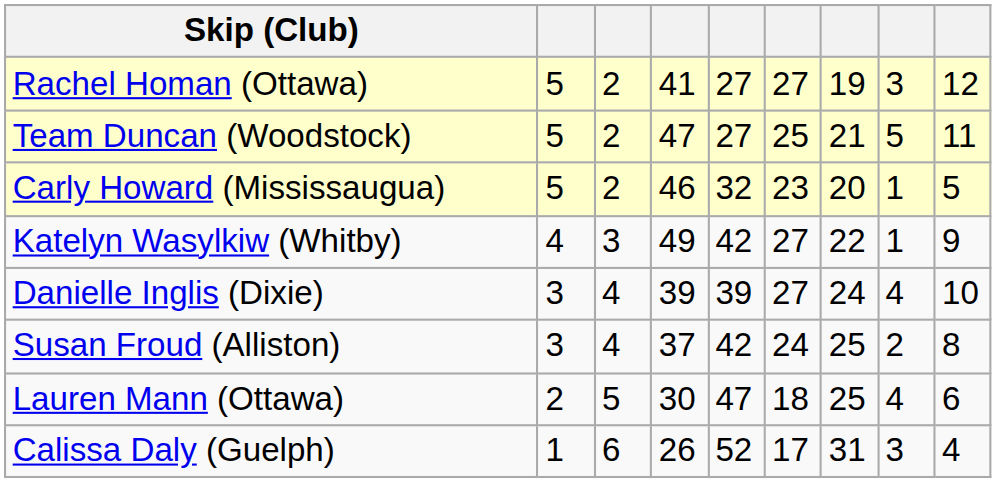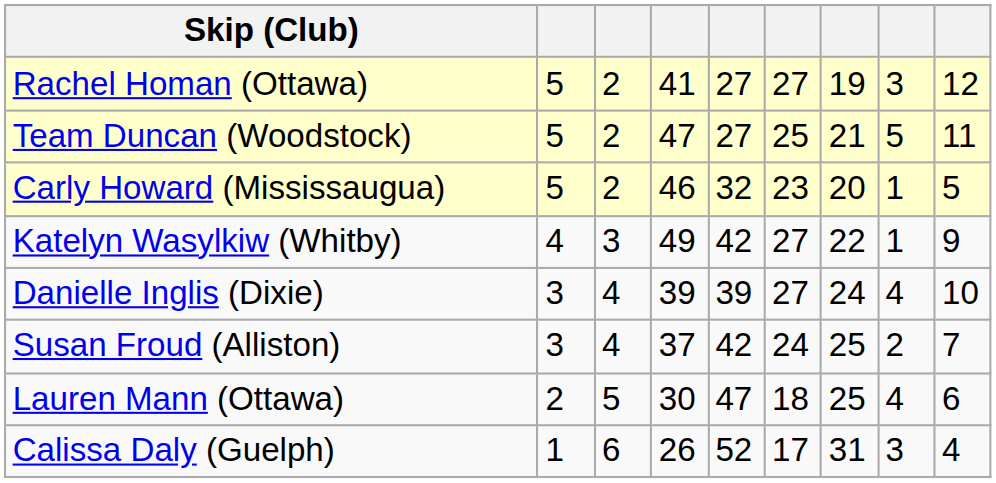(951, 345) 8 -> (951, 345) 7
